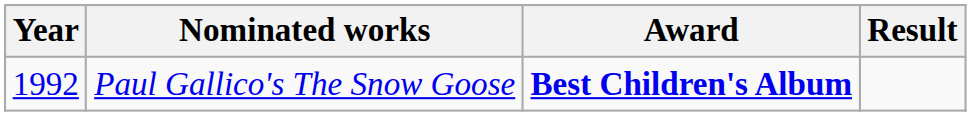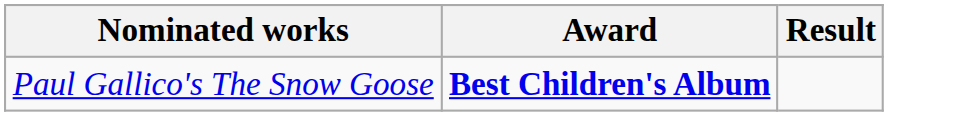- column: (46, 30)
